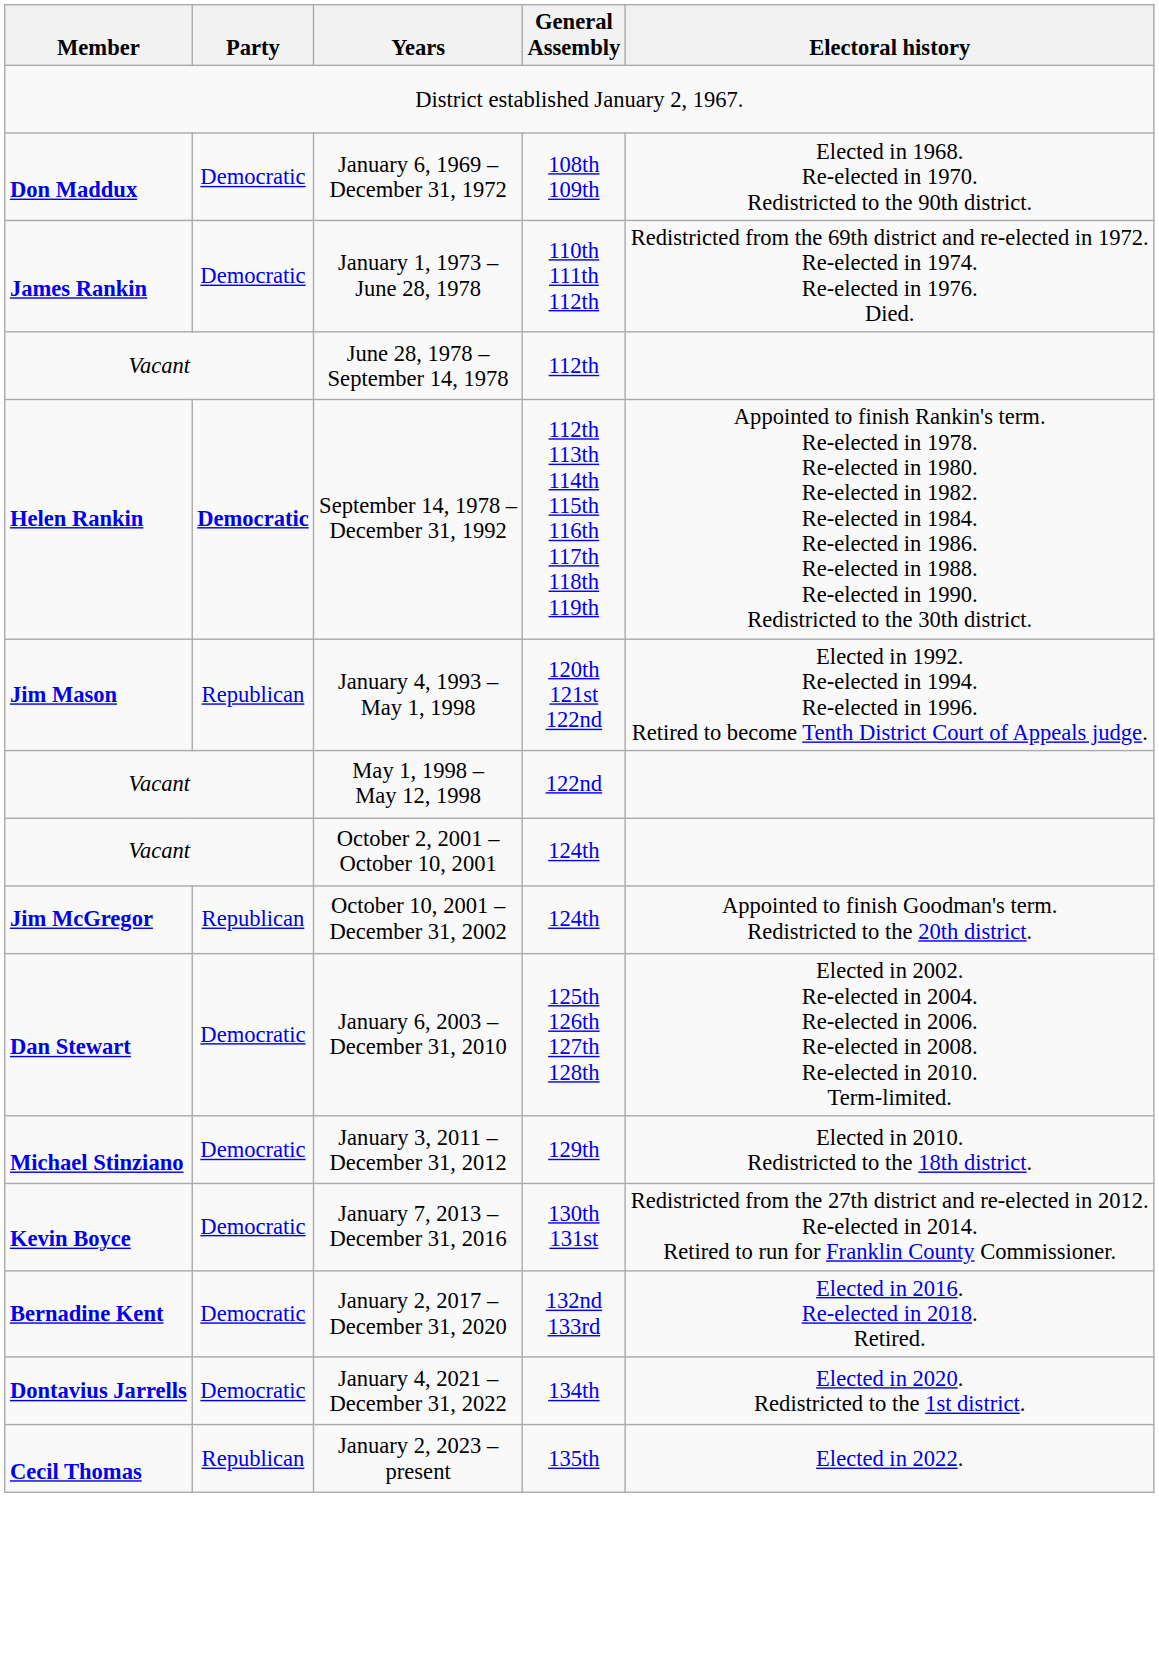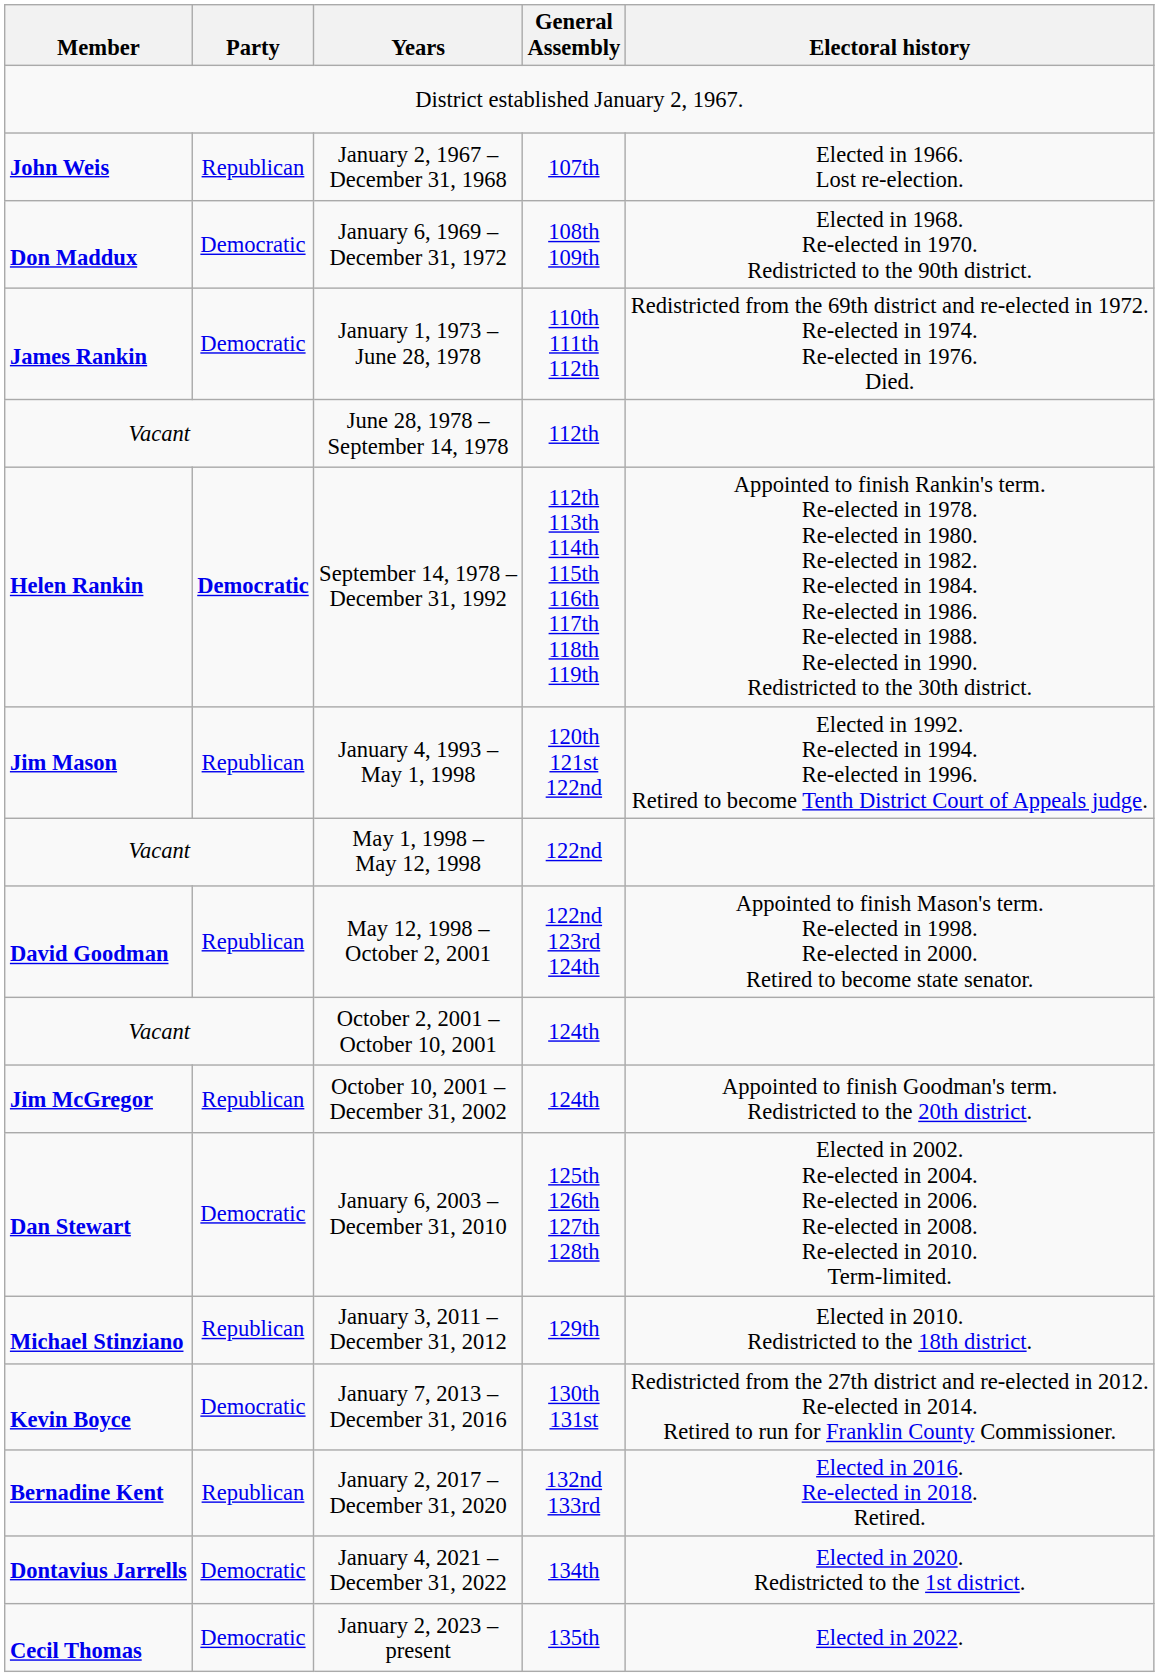+ row: (418, 167)
+ row: (418, 941)
(253, 1149) Democratic -> (253, 1329) Republican
(253, 1313) Democratic -> (253, 1493) Republican
(253, 1458) Republican -> (253, 1637) Democratic
